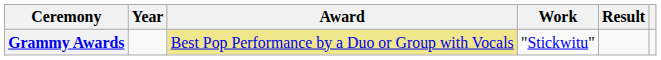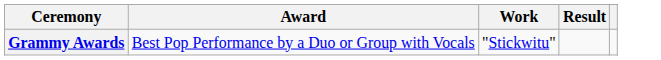- column: (148, 17)
(342, 42) khaki background -> (303, 42) no background
